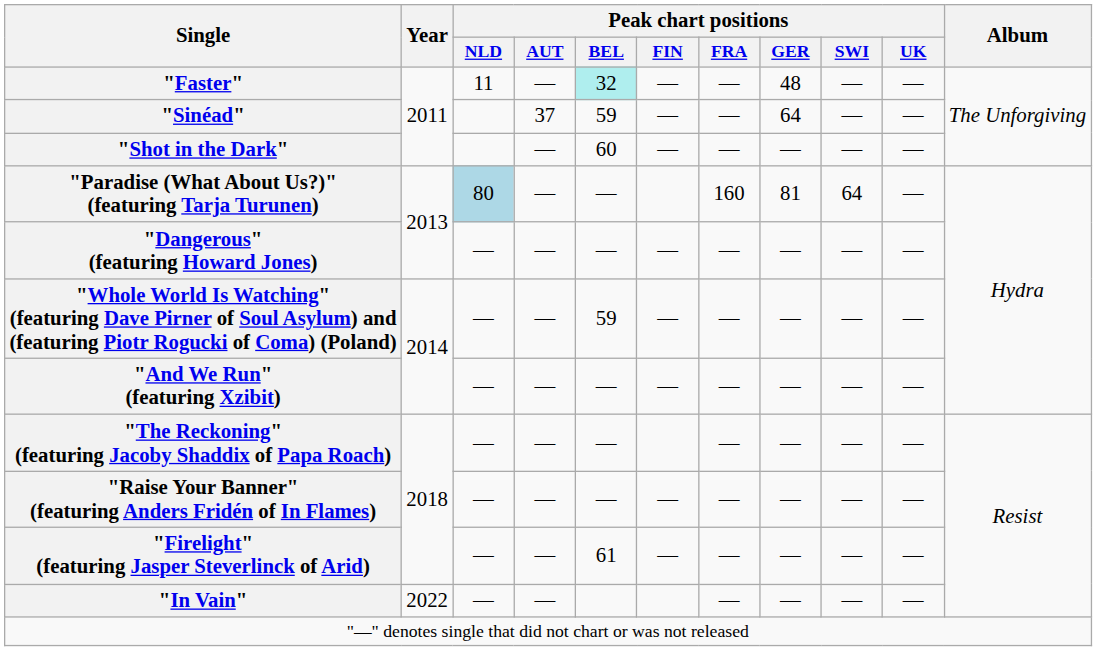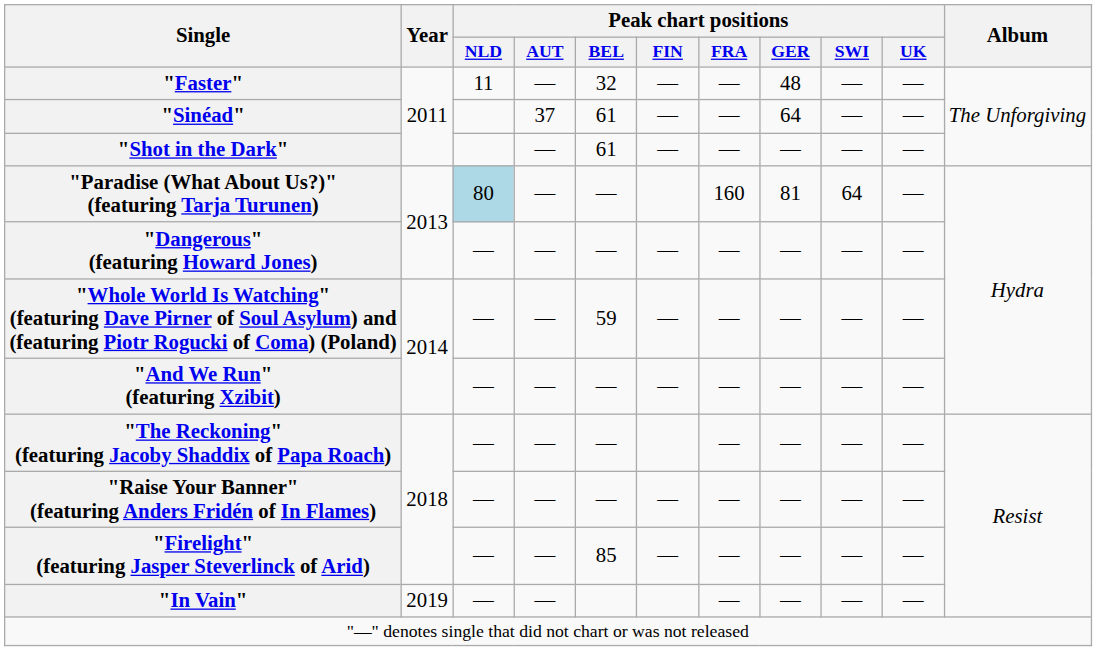(606, 83) paleturquoise background -> (606, 83) no background
(606, 116) 59 -> (606, 116) 61
(606, 149) 60 -> (606, 149) 61
(606, 555) 61 -> (606, 555) 85
(427, 600) 2022 -> (427, 600) 2019
